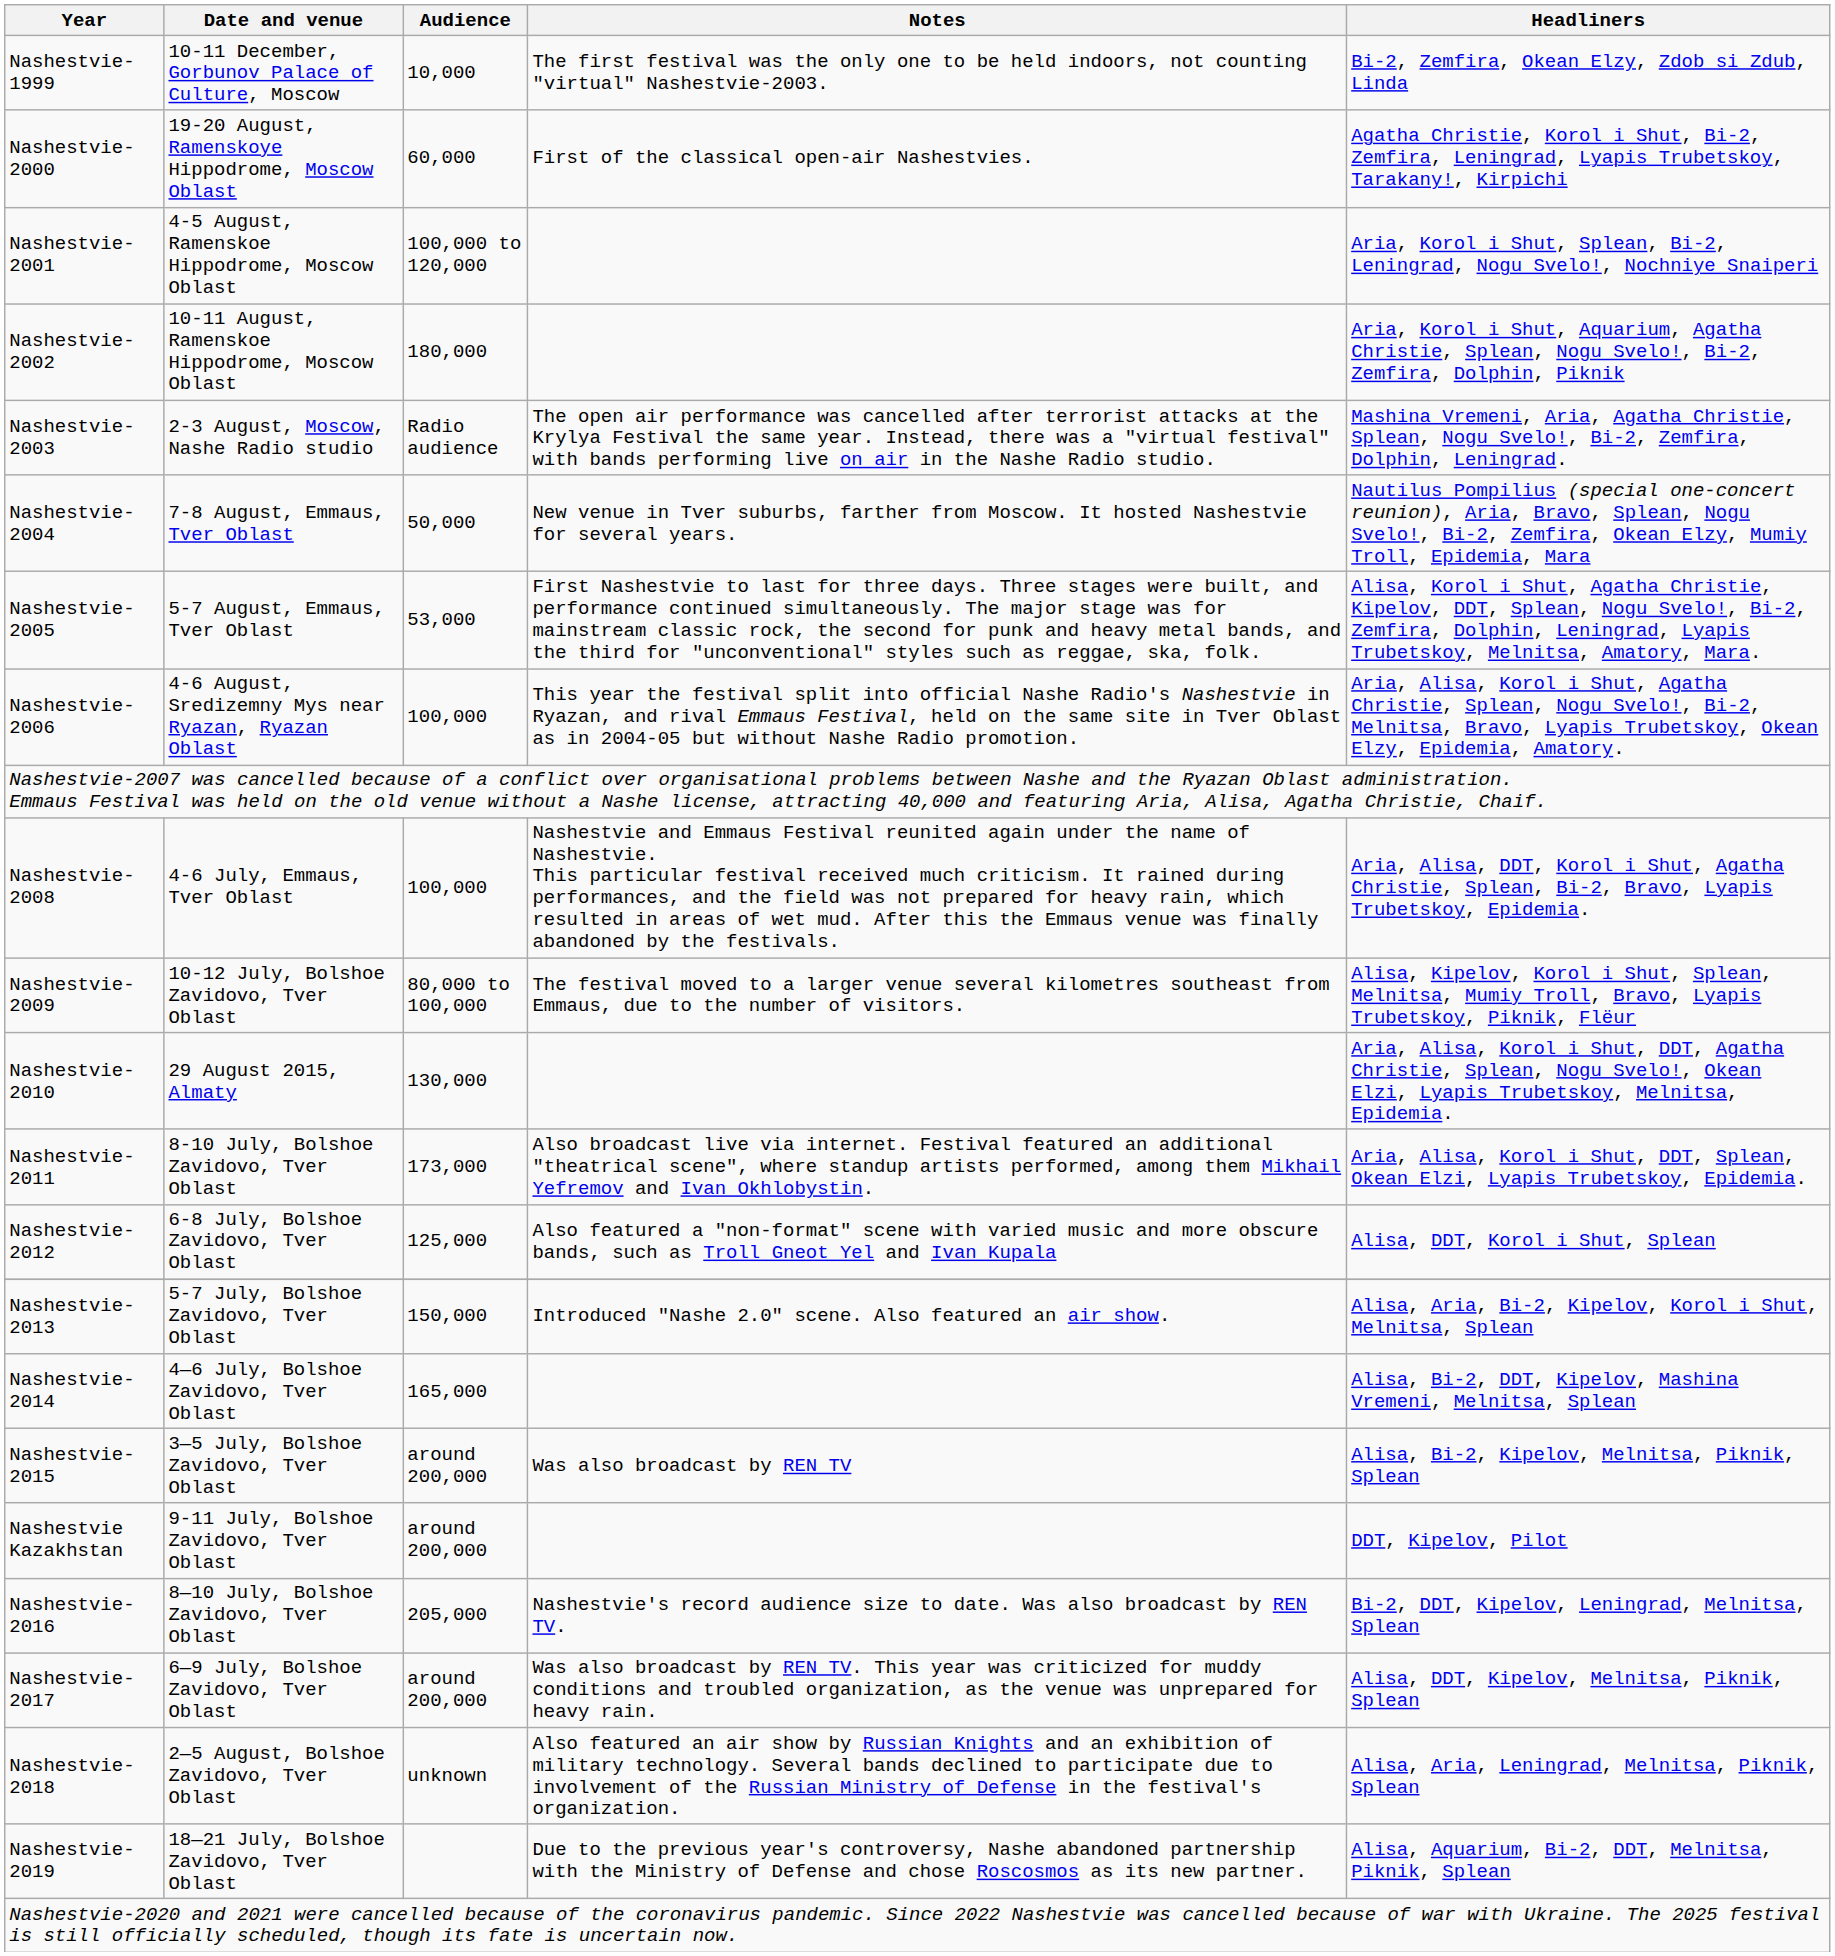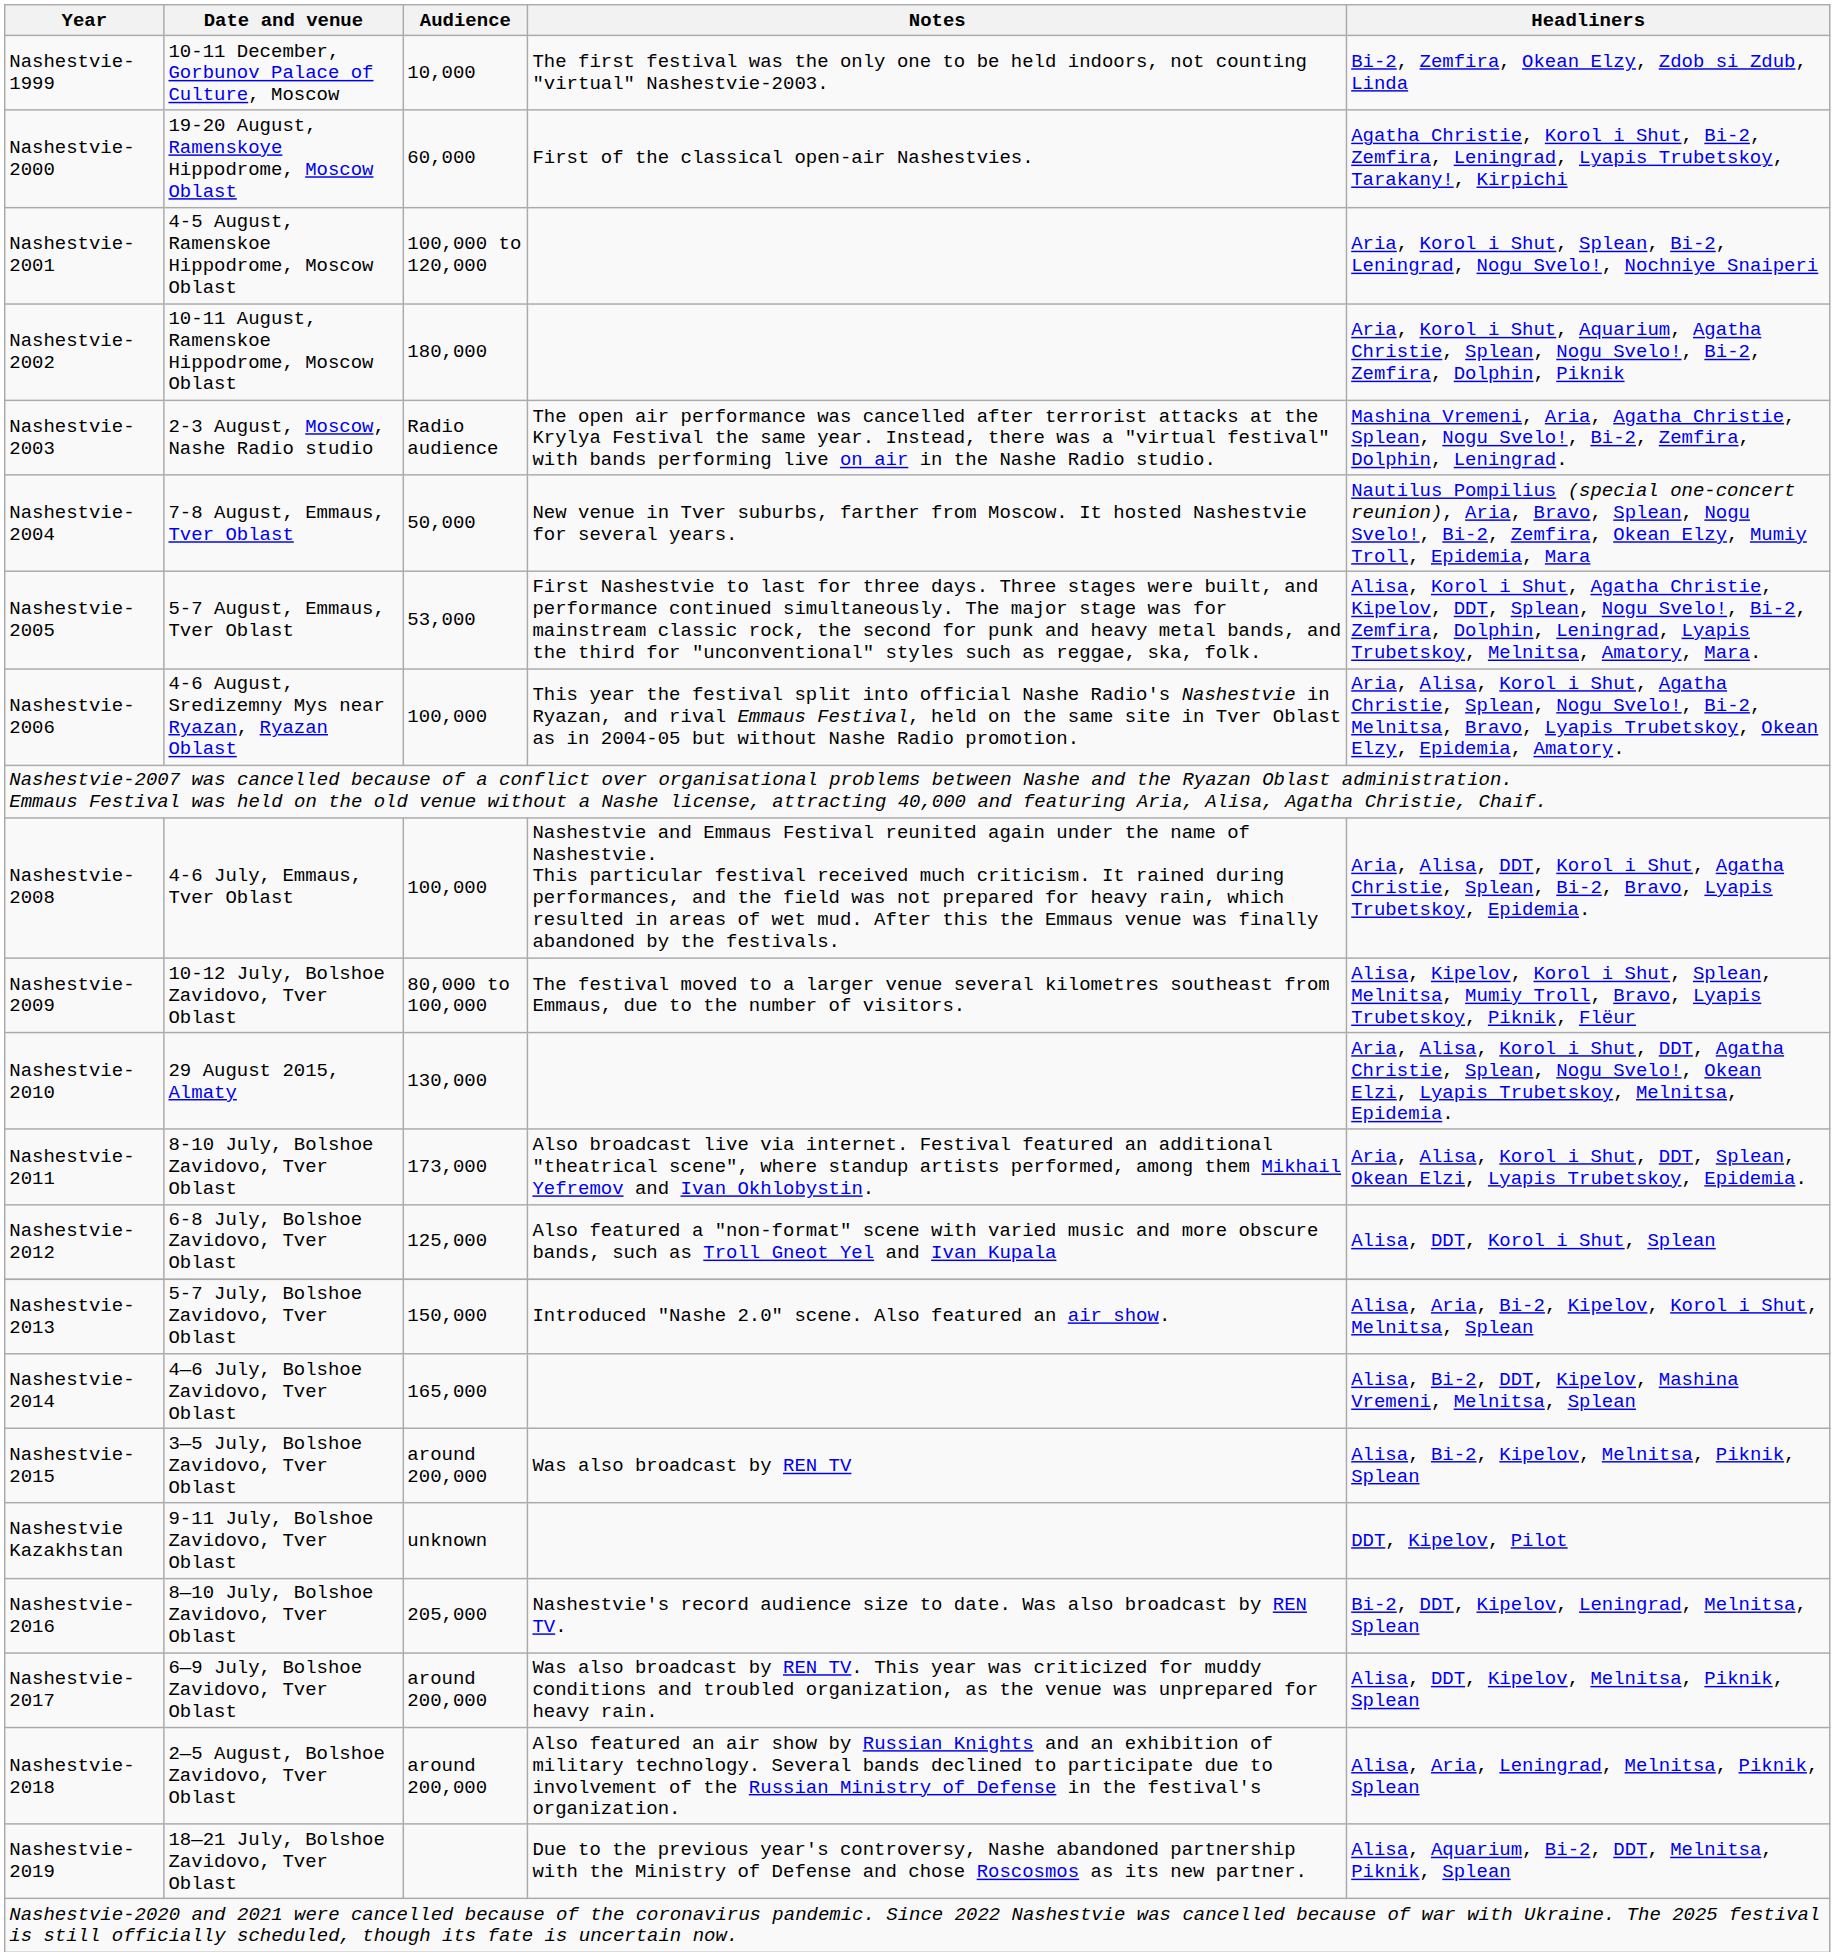(447, 1541) around 200,000 -> (447, 1541) unknown
(447, 1776) unknown -> (447, 1776) around 200,000
